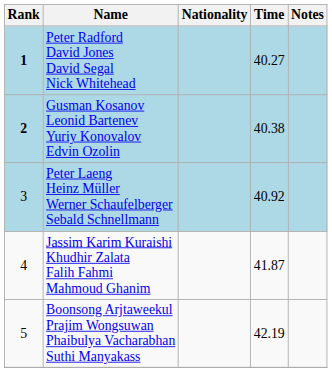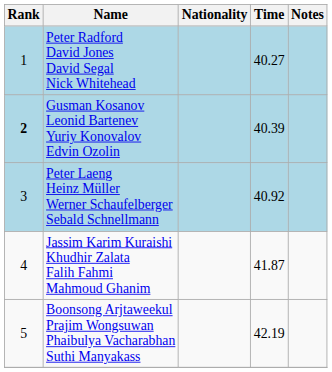(24, 60) bold -> (24, 60) normal
(269, 128) 40.38 -> (269, 128) 40.39
